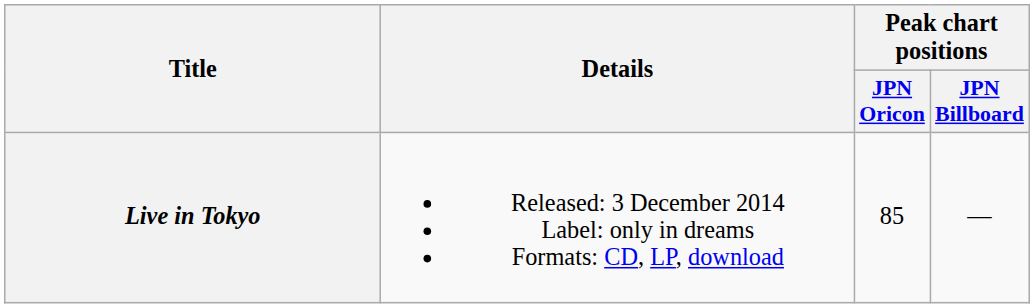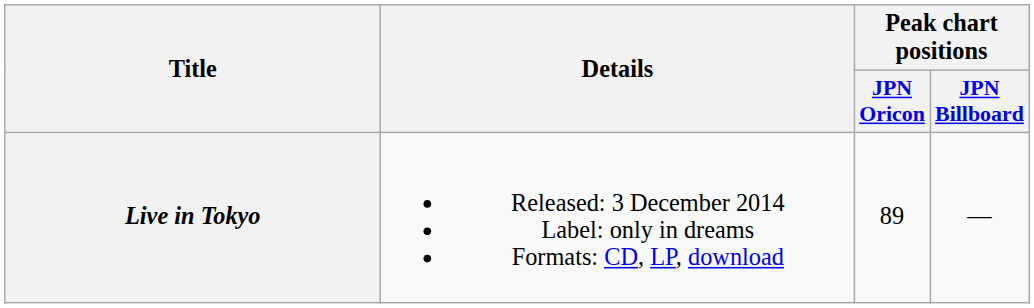(892, 217) 85 -> (892, 217) 89
